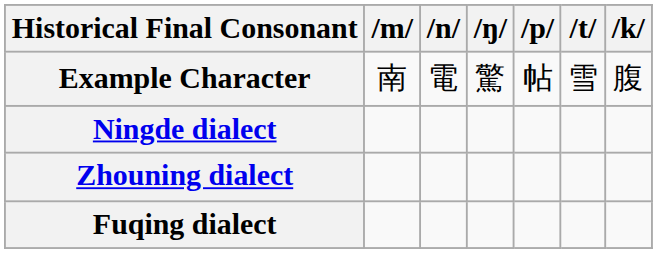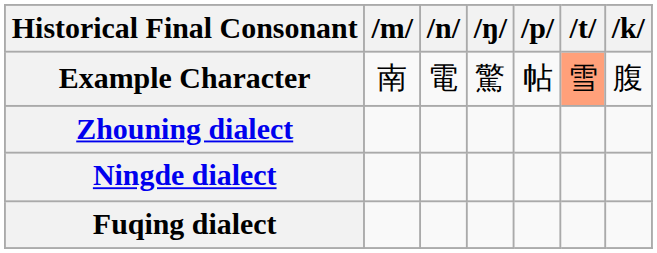(583, 77) no background -> (583, 77) lightsalmon background
rows swapped: (185, 128) <-> (185, 176)
